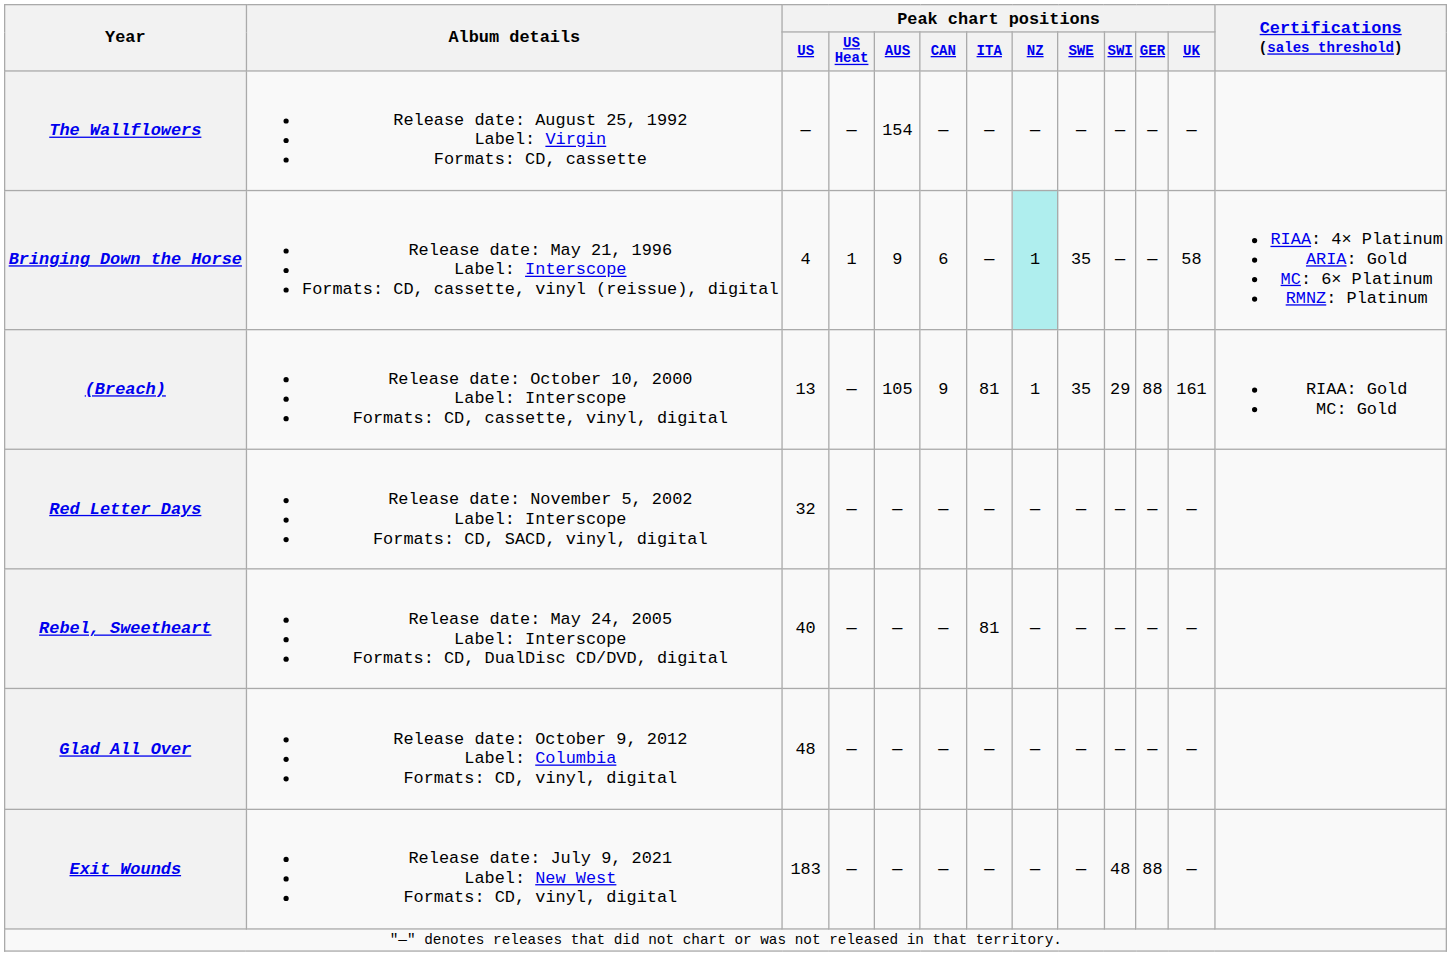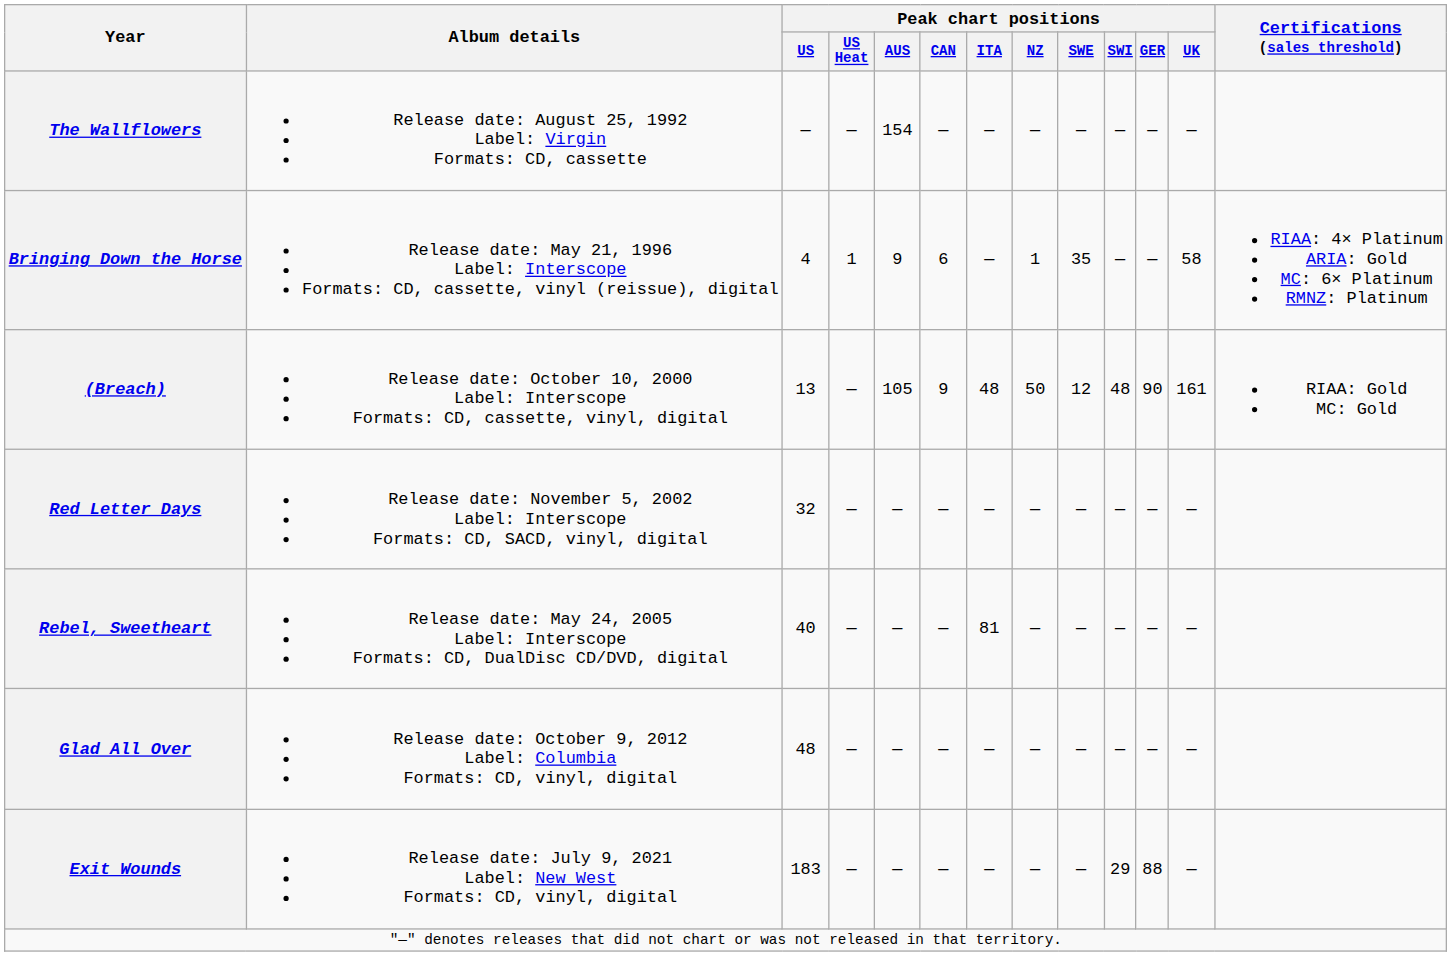(1035, 260) paleturquoise background -> (1035, 260) no background
(989, 389) 81 -> (989, 389) 48
(1035, 389) 1 -> (1035, 389) 50
(1081, 389) 35 -> (1081, 389) 12
(1120, 389) 29 -> (1120, 389) 48
(1152, 389) 88 -> (1152, 389) 90
(1120, 869) 48 -> (1120, 869) 29
